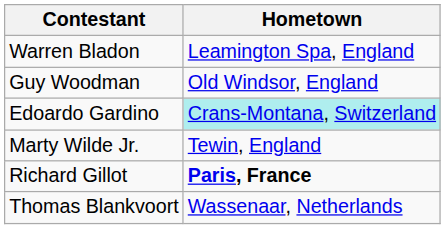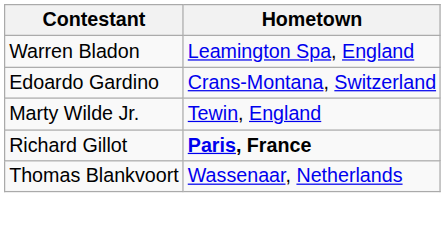- row: (75, 82)
(312, 113) paleturquoise background -> (312, 82) no background
